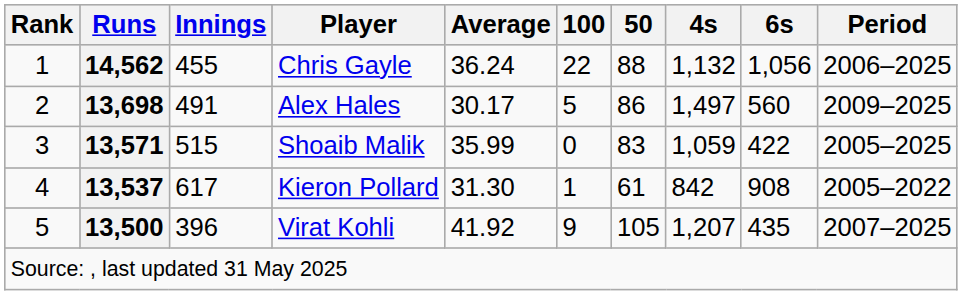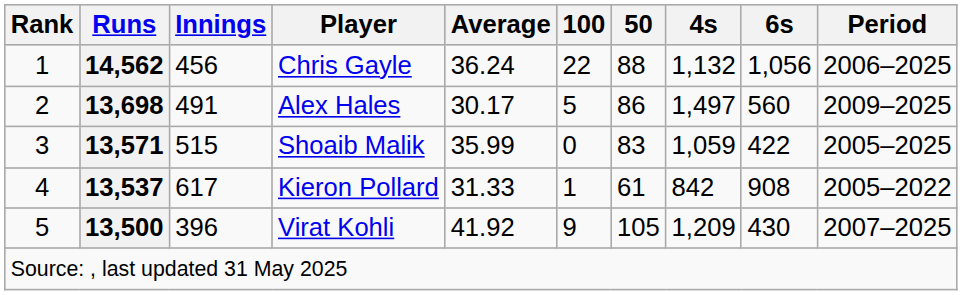(197, 65) 455 -> (197, 65) 456
(483, 187) 31.30 -> (483, 187) 31.33
(704, 227) 1,207 -> (704, 227) 1,209
(769, 227) 435 -> (769, 227) 430
